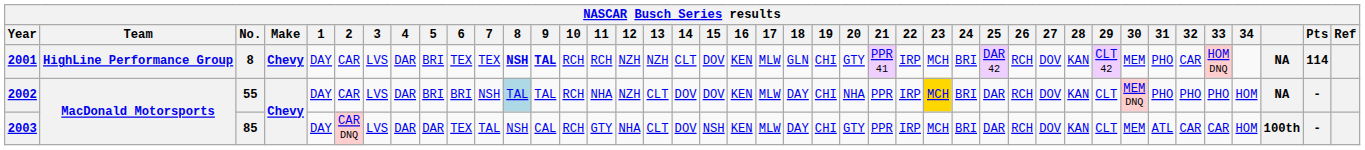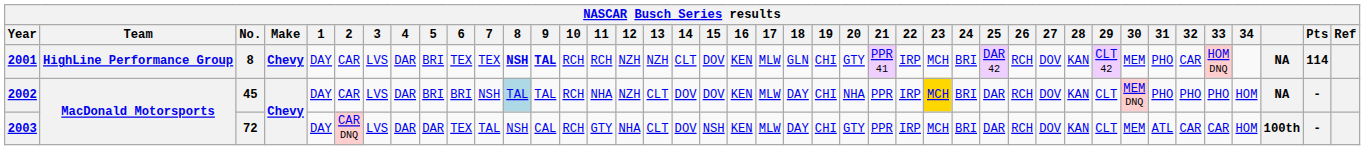(250, 94) 55 -> (250, 94) 45
(250, 128) 85 -> (250, 128) 72
